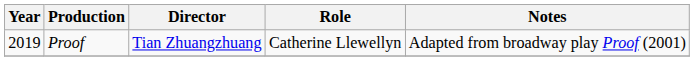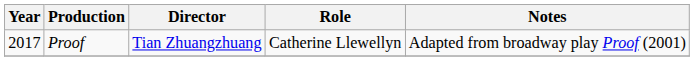(24, 42) 2019 -> (24, 42) 2017
